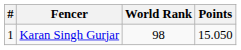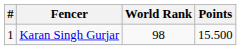(215, 34) 15.050 -> (215, 34) 15.500
